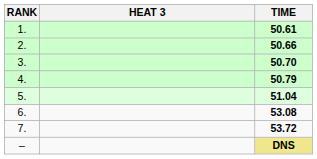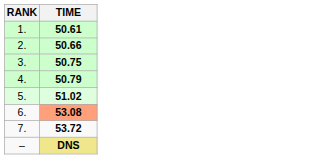- column: (147, 13)
(284, 63) 50.70 -> (68, 63) 50.75
(284, 96) 51.04 -> (68, 96) 51.02
(284, 113) no background -> (68, 113) lightsalmon background
